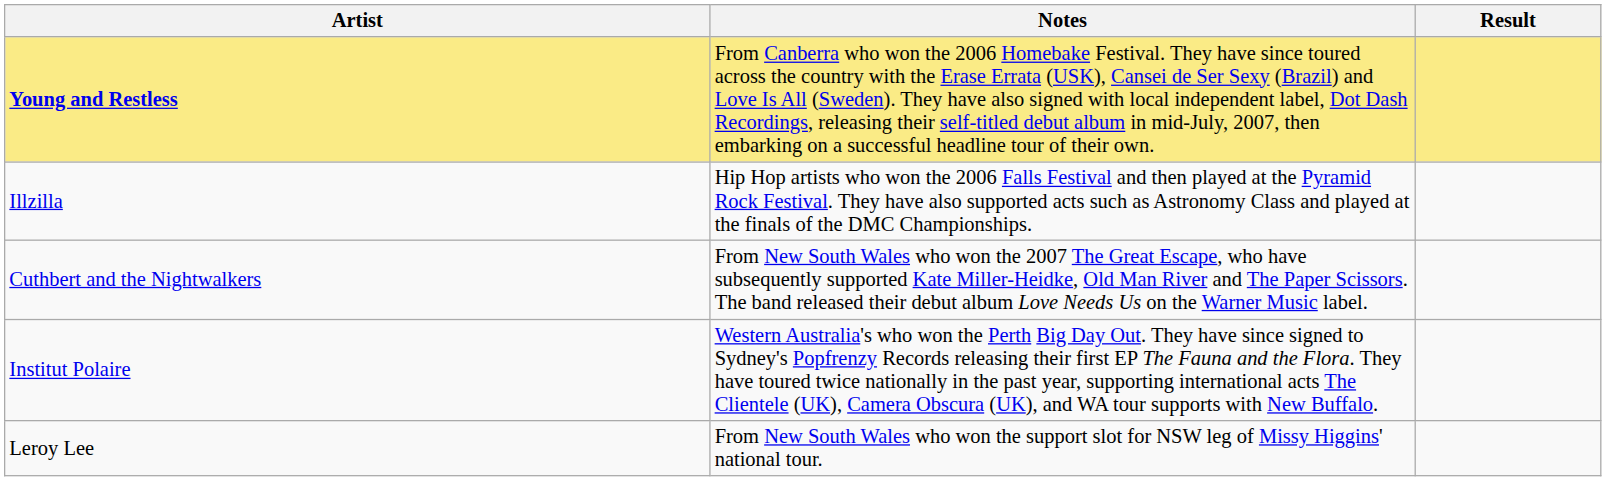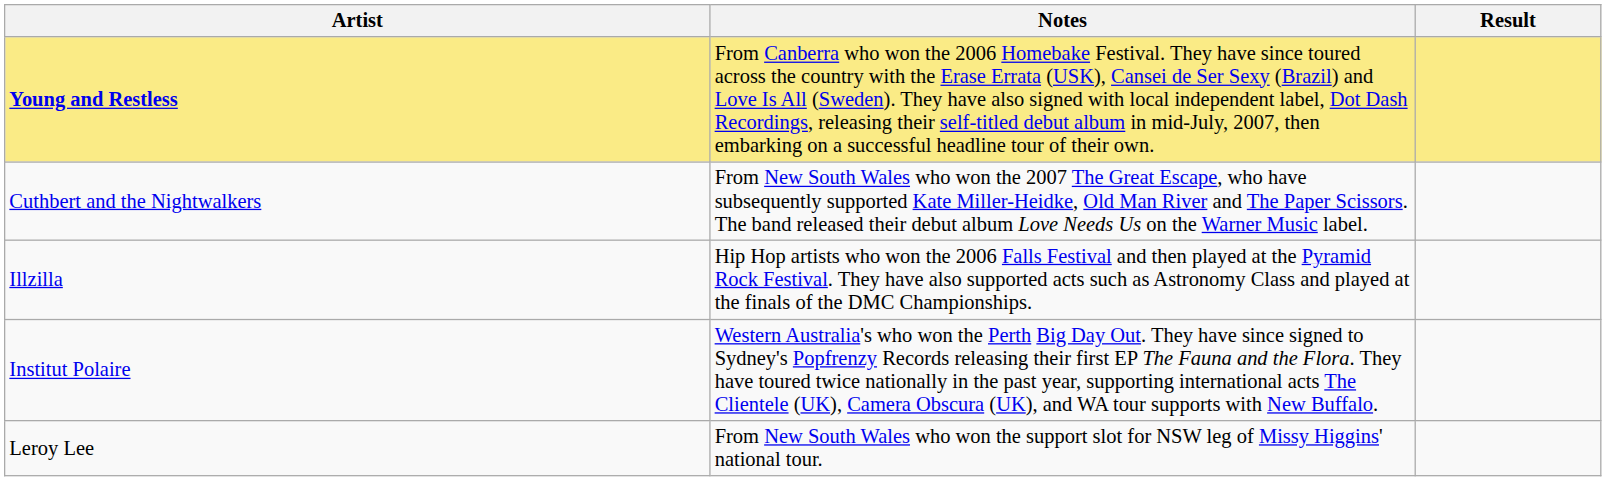rows swapped: (135, 279) <-> (36, 200)
